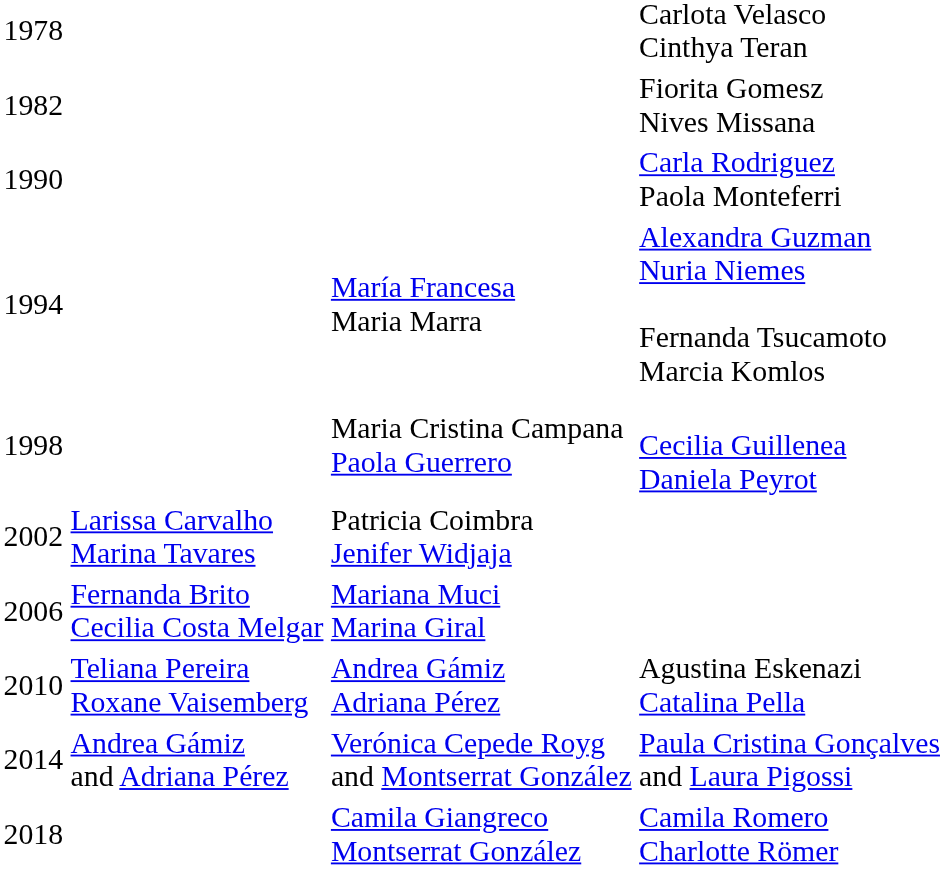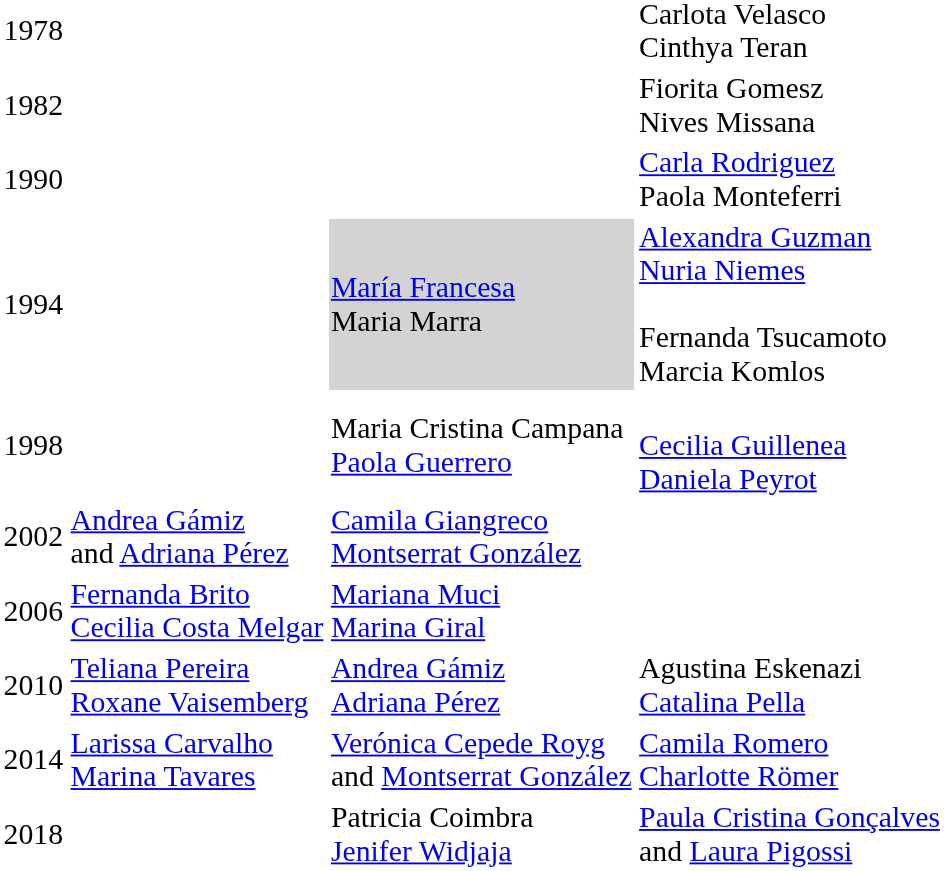(423, 304) no background -> (423, 304) lightgrey background
(172, 536) Larissa Carvalho Marina Tavares -> (180, 536) Andrea Gámiz and Adriana Pérez
(432, 536) Patricia Coimbra Jenifer Widjaja -> (456, 536) Camila Giangreco Montserrat González
(180, 759) Andrea Gámiz and Adriana Pérez -> (172, 759) Larissa Carvalho Marina Tavares
(790, 759) Paula Cristina Gonçalves and Laura Pigossi -> (739, 759) Camila Romero Charlotte Römer
(456, 834) Camila Giangreco Montserrat González -> (432, 834) Patricia Coimbra Jenifer Widjaja
(739, 834) Camila Romero Charlotte Römer -> (790, 834) Paula Cristina Gonçalves and Laura Pigossi
